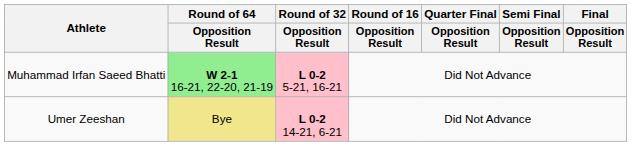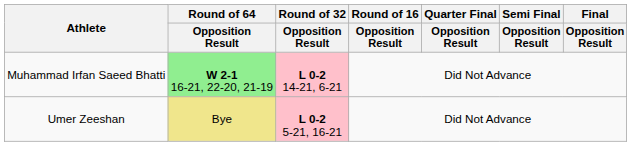(312, 81) L 0-2 5-21, 16-21 -> (312, 81) L 0-2 14-21, 6-21
(312, 126) L 0-2 14-21, 6-21 -> (312, 126) L 0-2 5-21, 16-21
